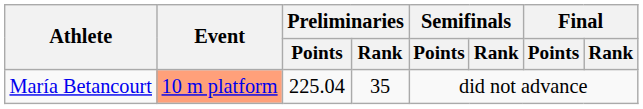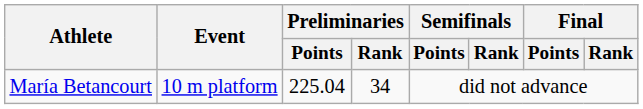(220, 86) lightsalmon background -> (220, 86) no background
(380, 86) 35 -> (380, 86) 34
